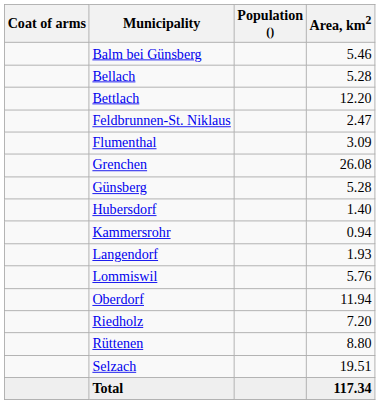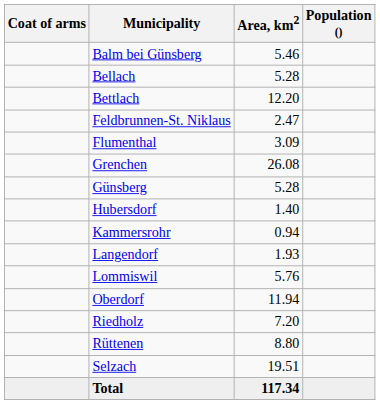columns swapped: (270, 23) <-> (341, 23)
